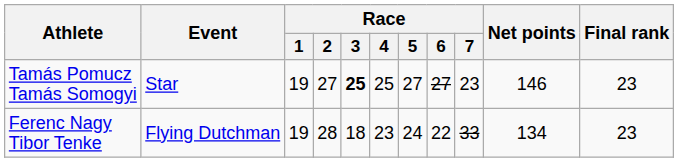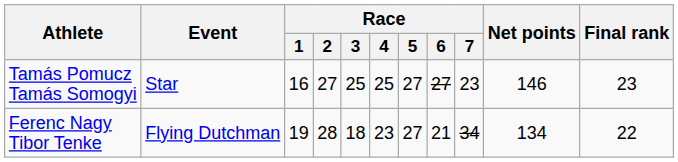(299, 85) 19 -> (299, 85) 16
(356, 85) bold -> (356, 85) normal
(413, 133) 24 -> (413, 133) 27
(441, 133) 22 -> (441, 133) 21
(469, 133) 33 -> (469, 133) 34
(627, 133) 23 -> (627, 133) 22
